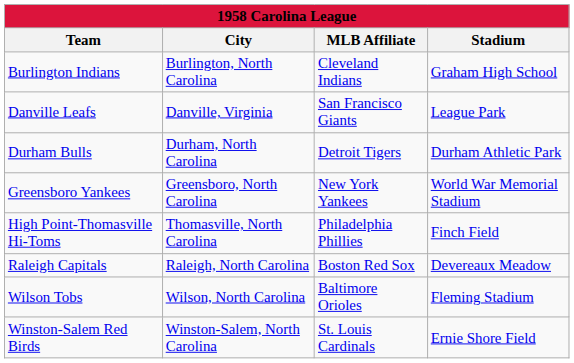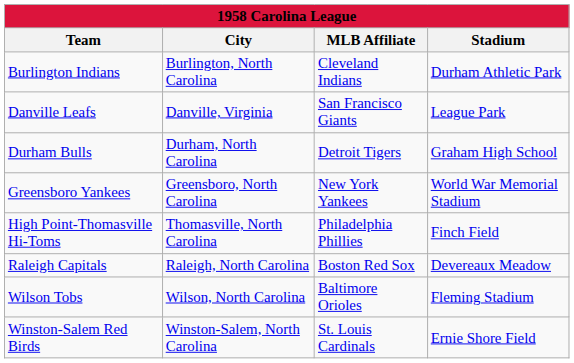(494, 71) Graham High School -> (496, 71) Durham Athletic Park
(496, 152) Durham Athletic Park -> (494, 152) Graham High School
